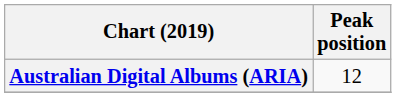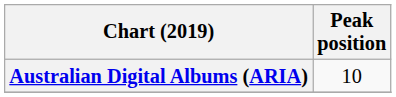(352, 75) 12 -> (352, 75) 10
